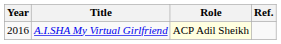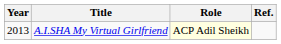(18, 30) 2016 -> (18, 30) 2013
